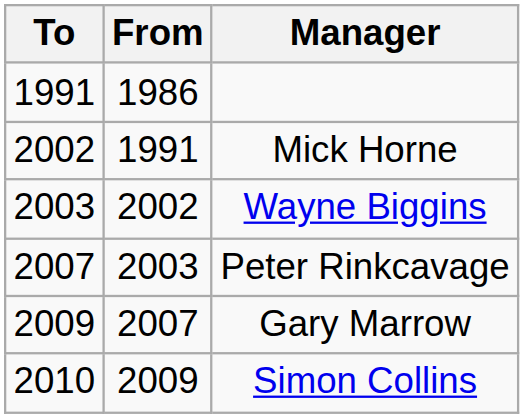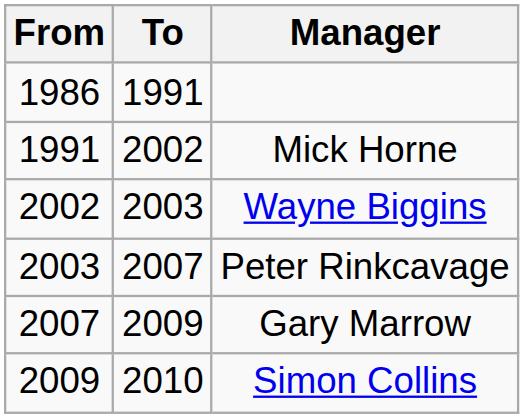columns swapped: (158, 33) <-> (54, 33)
